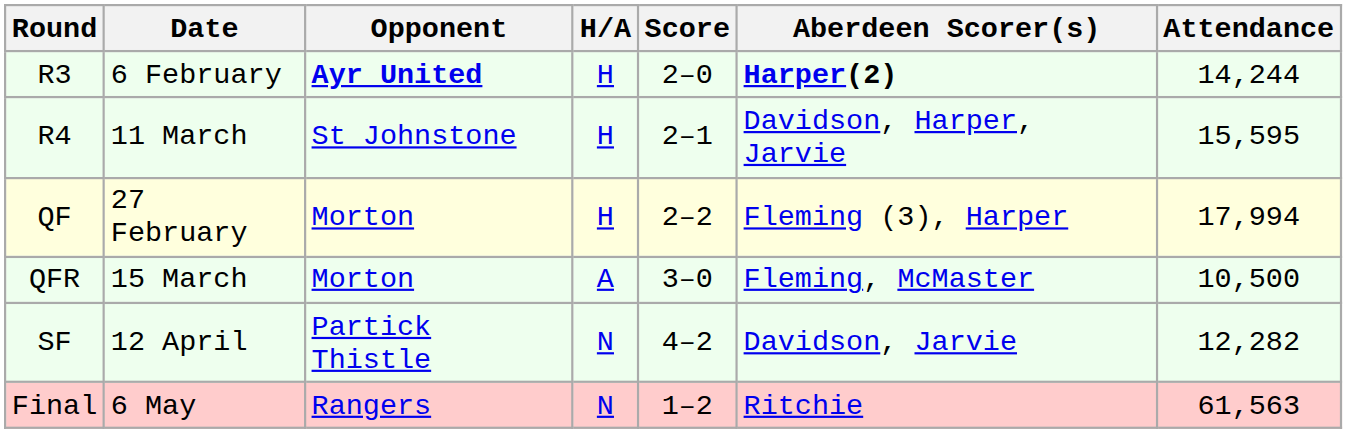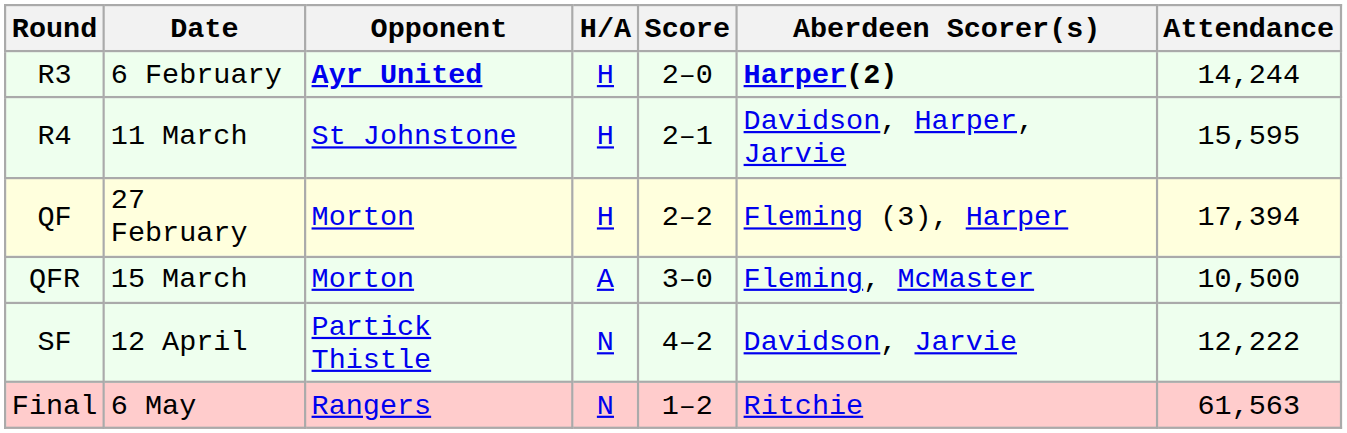(1249, 217) 17,994 -> (1249, 217) 17,394
(1249, 342) 12,282 -> (1249, 342) 12,222
